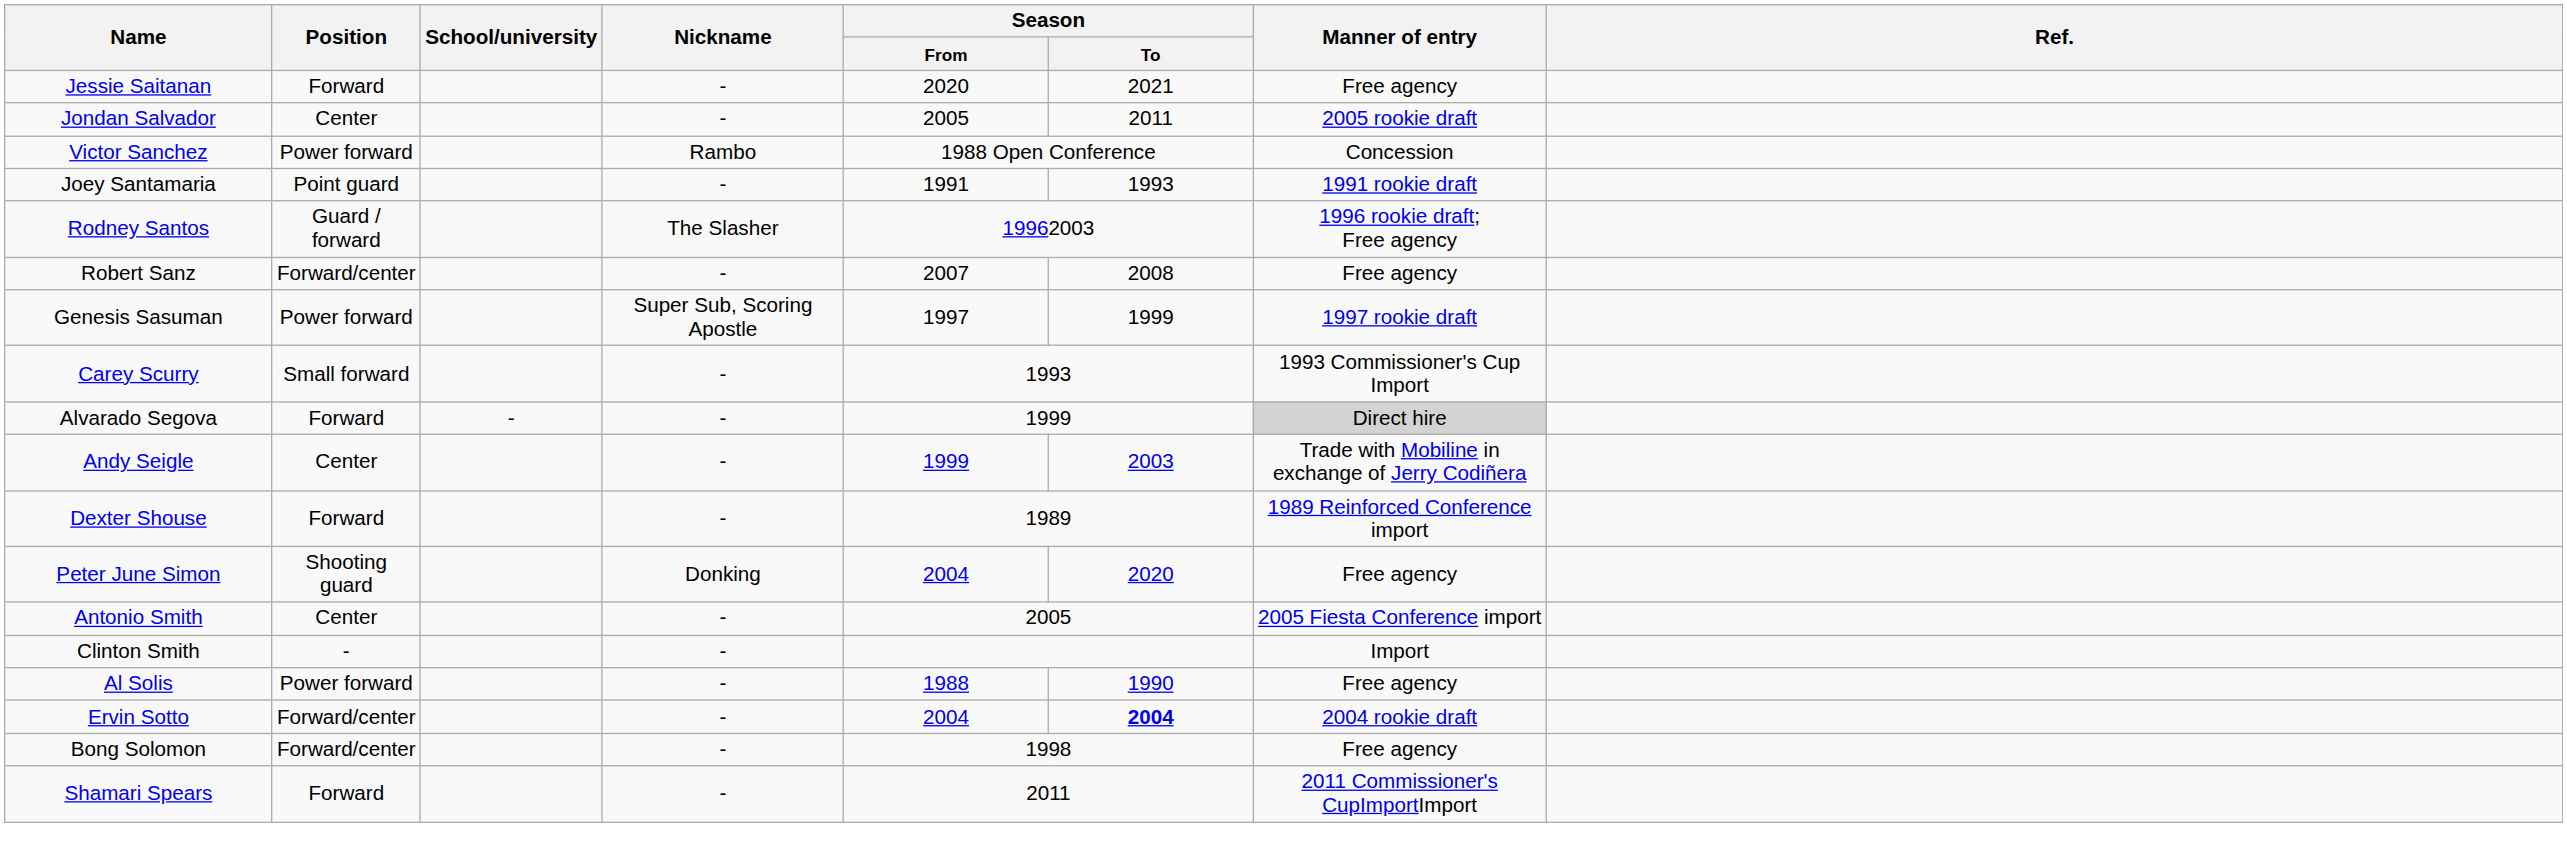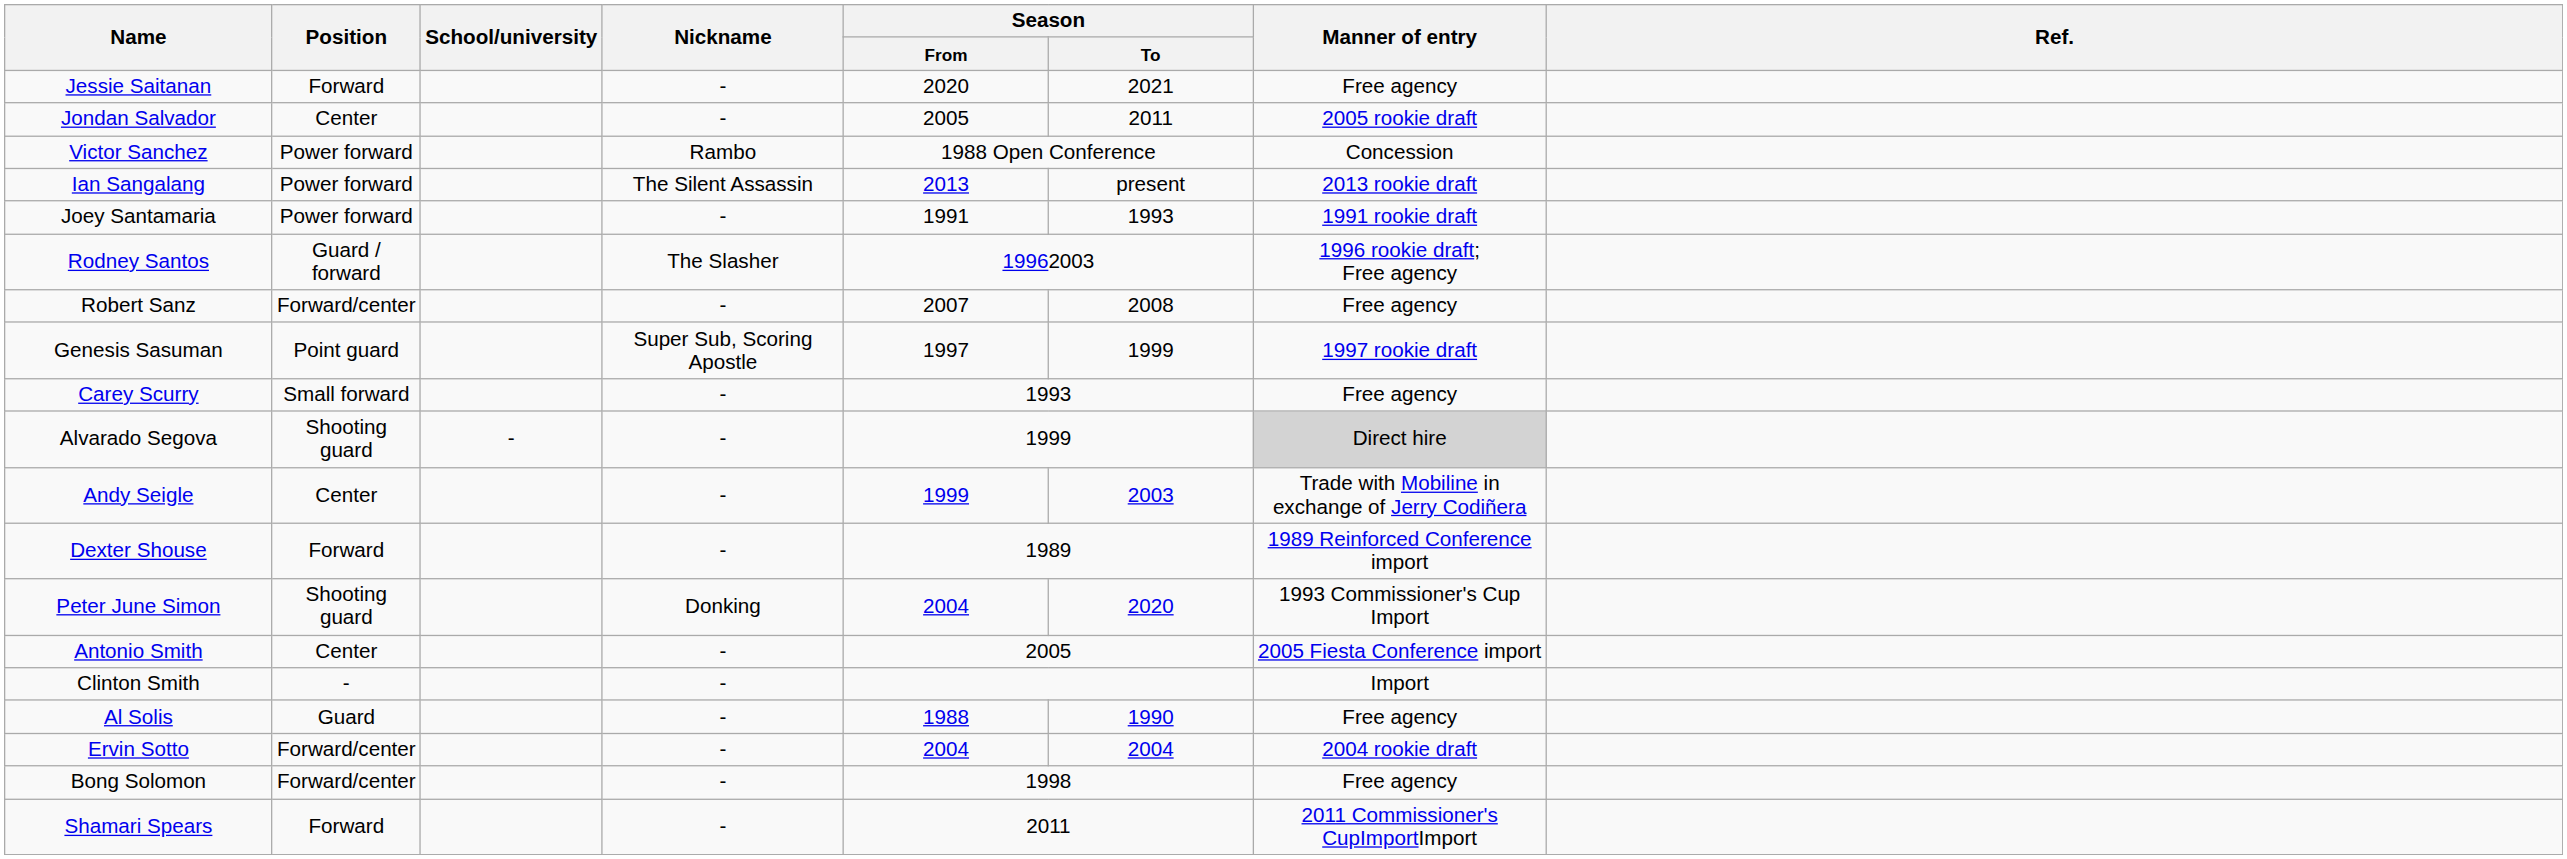+ row: (138, 184)
(346, 184) Point guard -> (346, 217) Power forward
(346, 317) Power forward -> (346, 350) Point guard
(1400, 373) 1993 Commissioner's Cup Import -> (1400, 394) Free agency
(346, 417) Forward -> (346, 438) Shooting guard
(1400, 574) Free agency -> (1400, 606) 1993 Commissioner's Cup Import
(346, 683) Power forward -> (346, 716) Guard
(1151, 716) bold -> (1151, 749) normal
